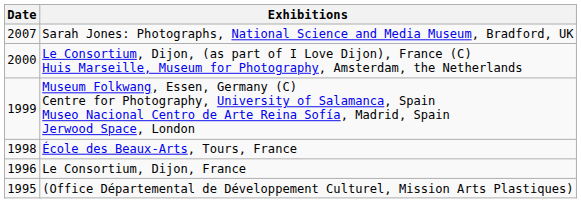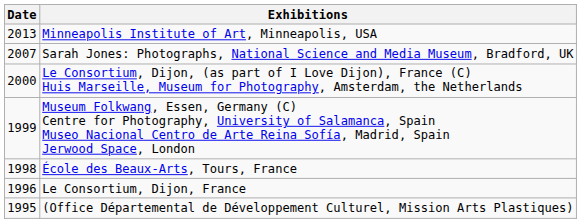+ row: (210, 34)
